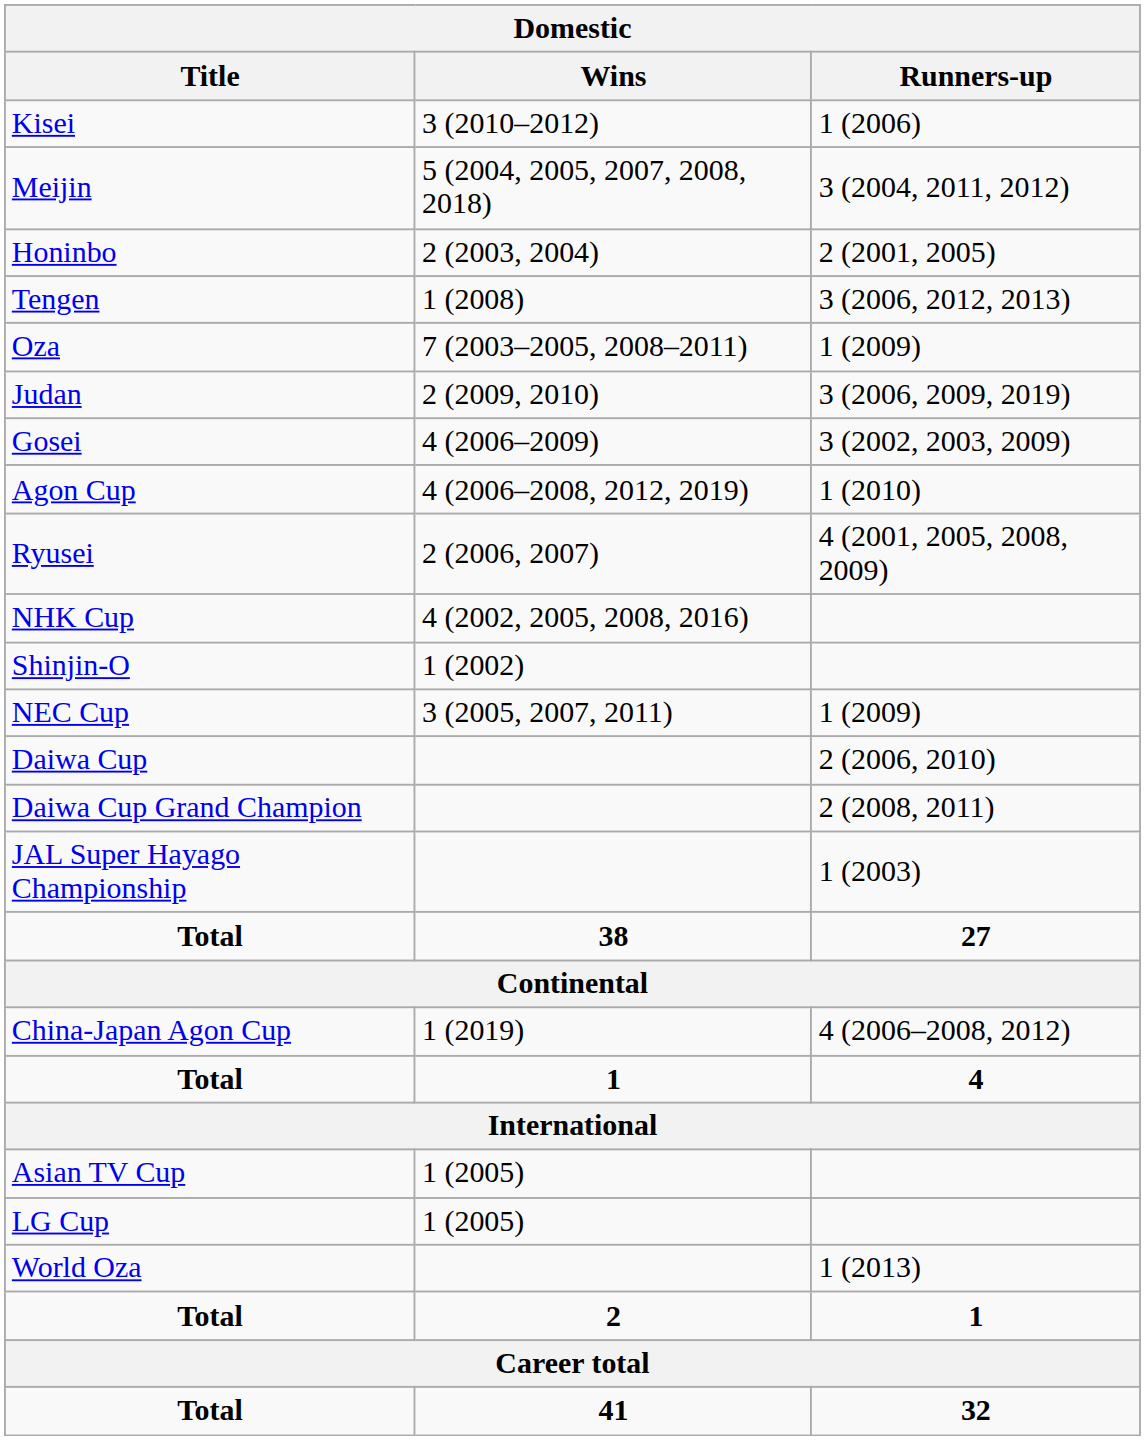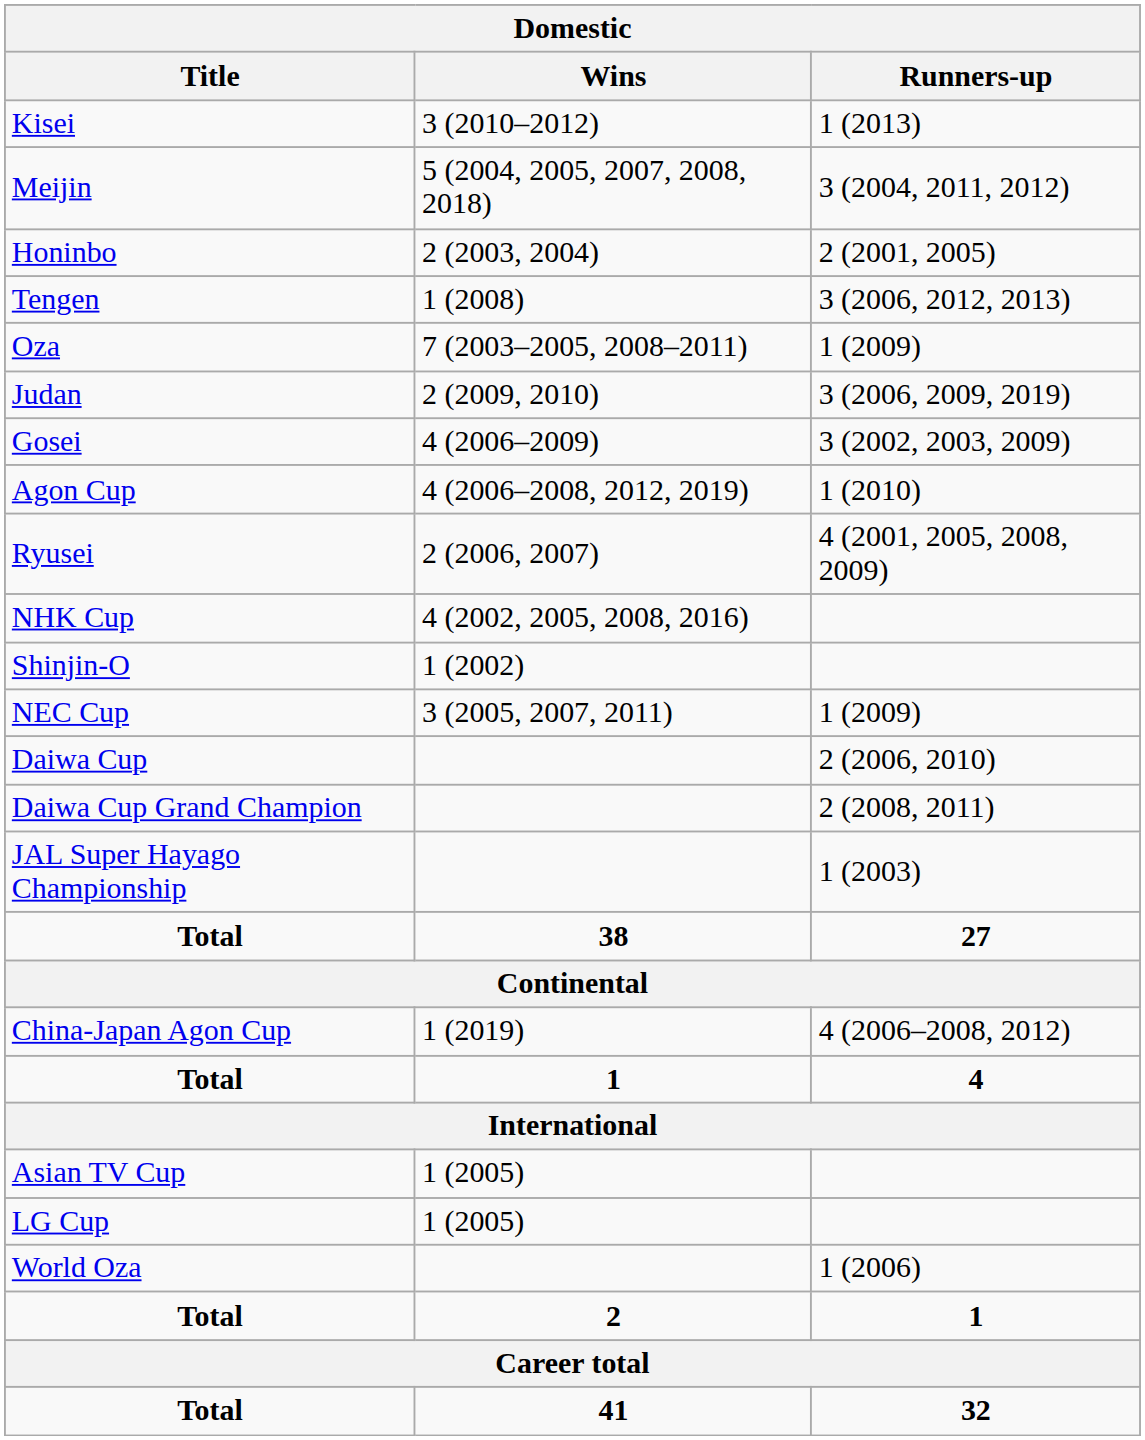(870, 123) 1 (2006) -> (870, 123) 1 (2013)
(870, 1268) 1 (2013) -> (870, 1268) 1 (2006)
